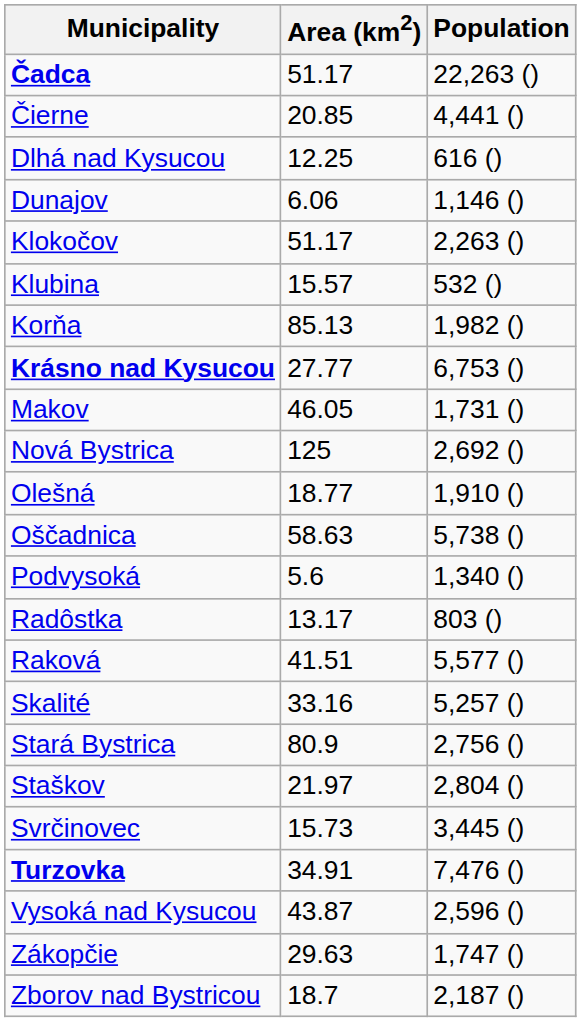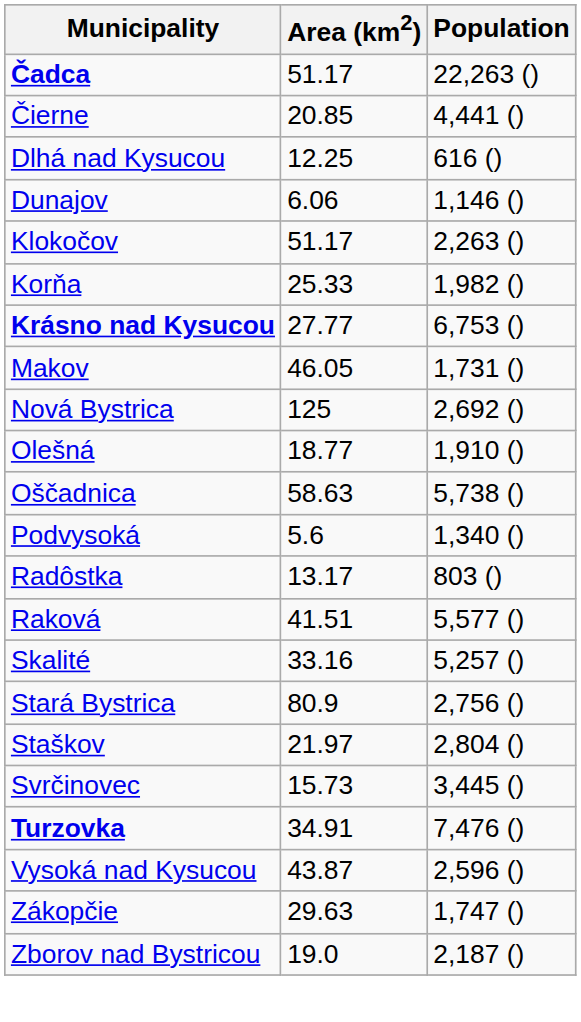- row: (55, 283)
(320, 325) 85.13 -> (320, 283) 25.33
(313, 995) 18.7 -> (313, 953) 19.0
